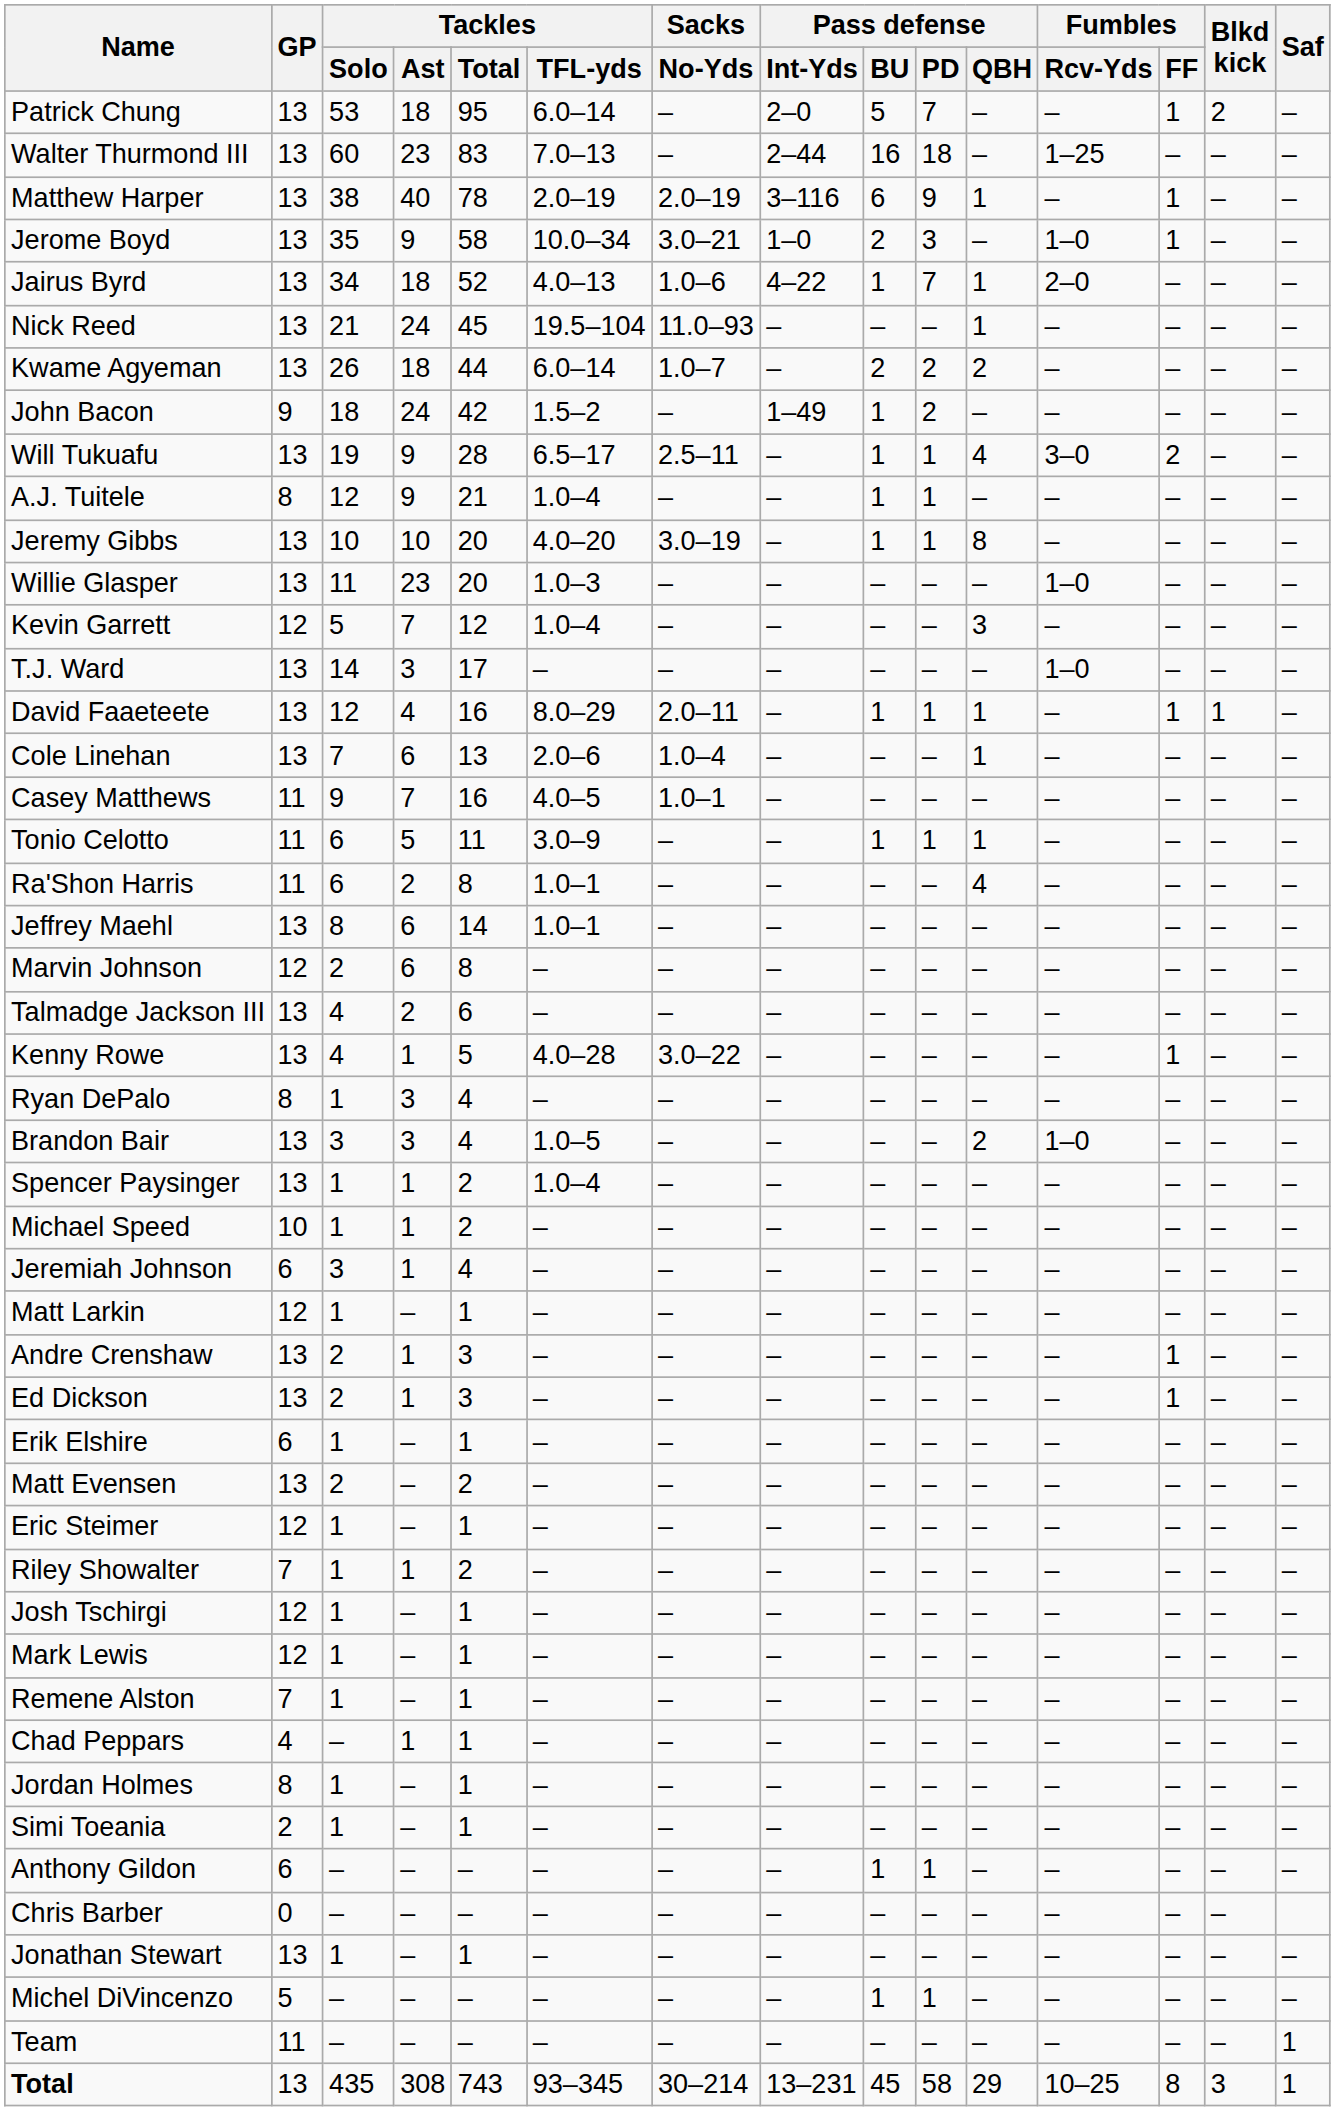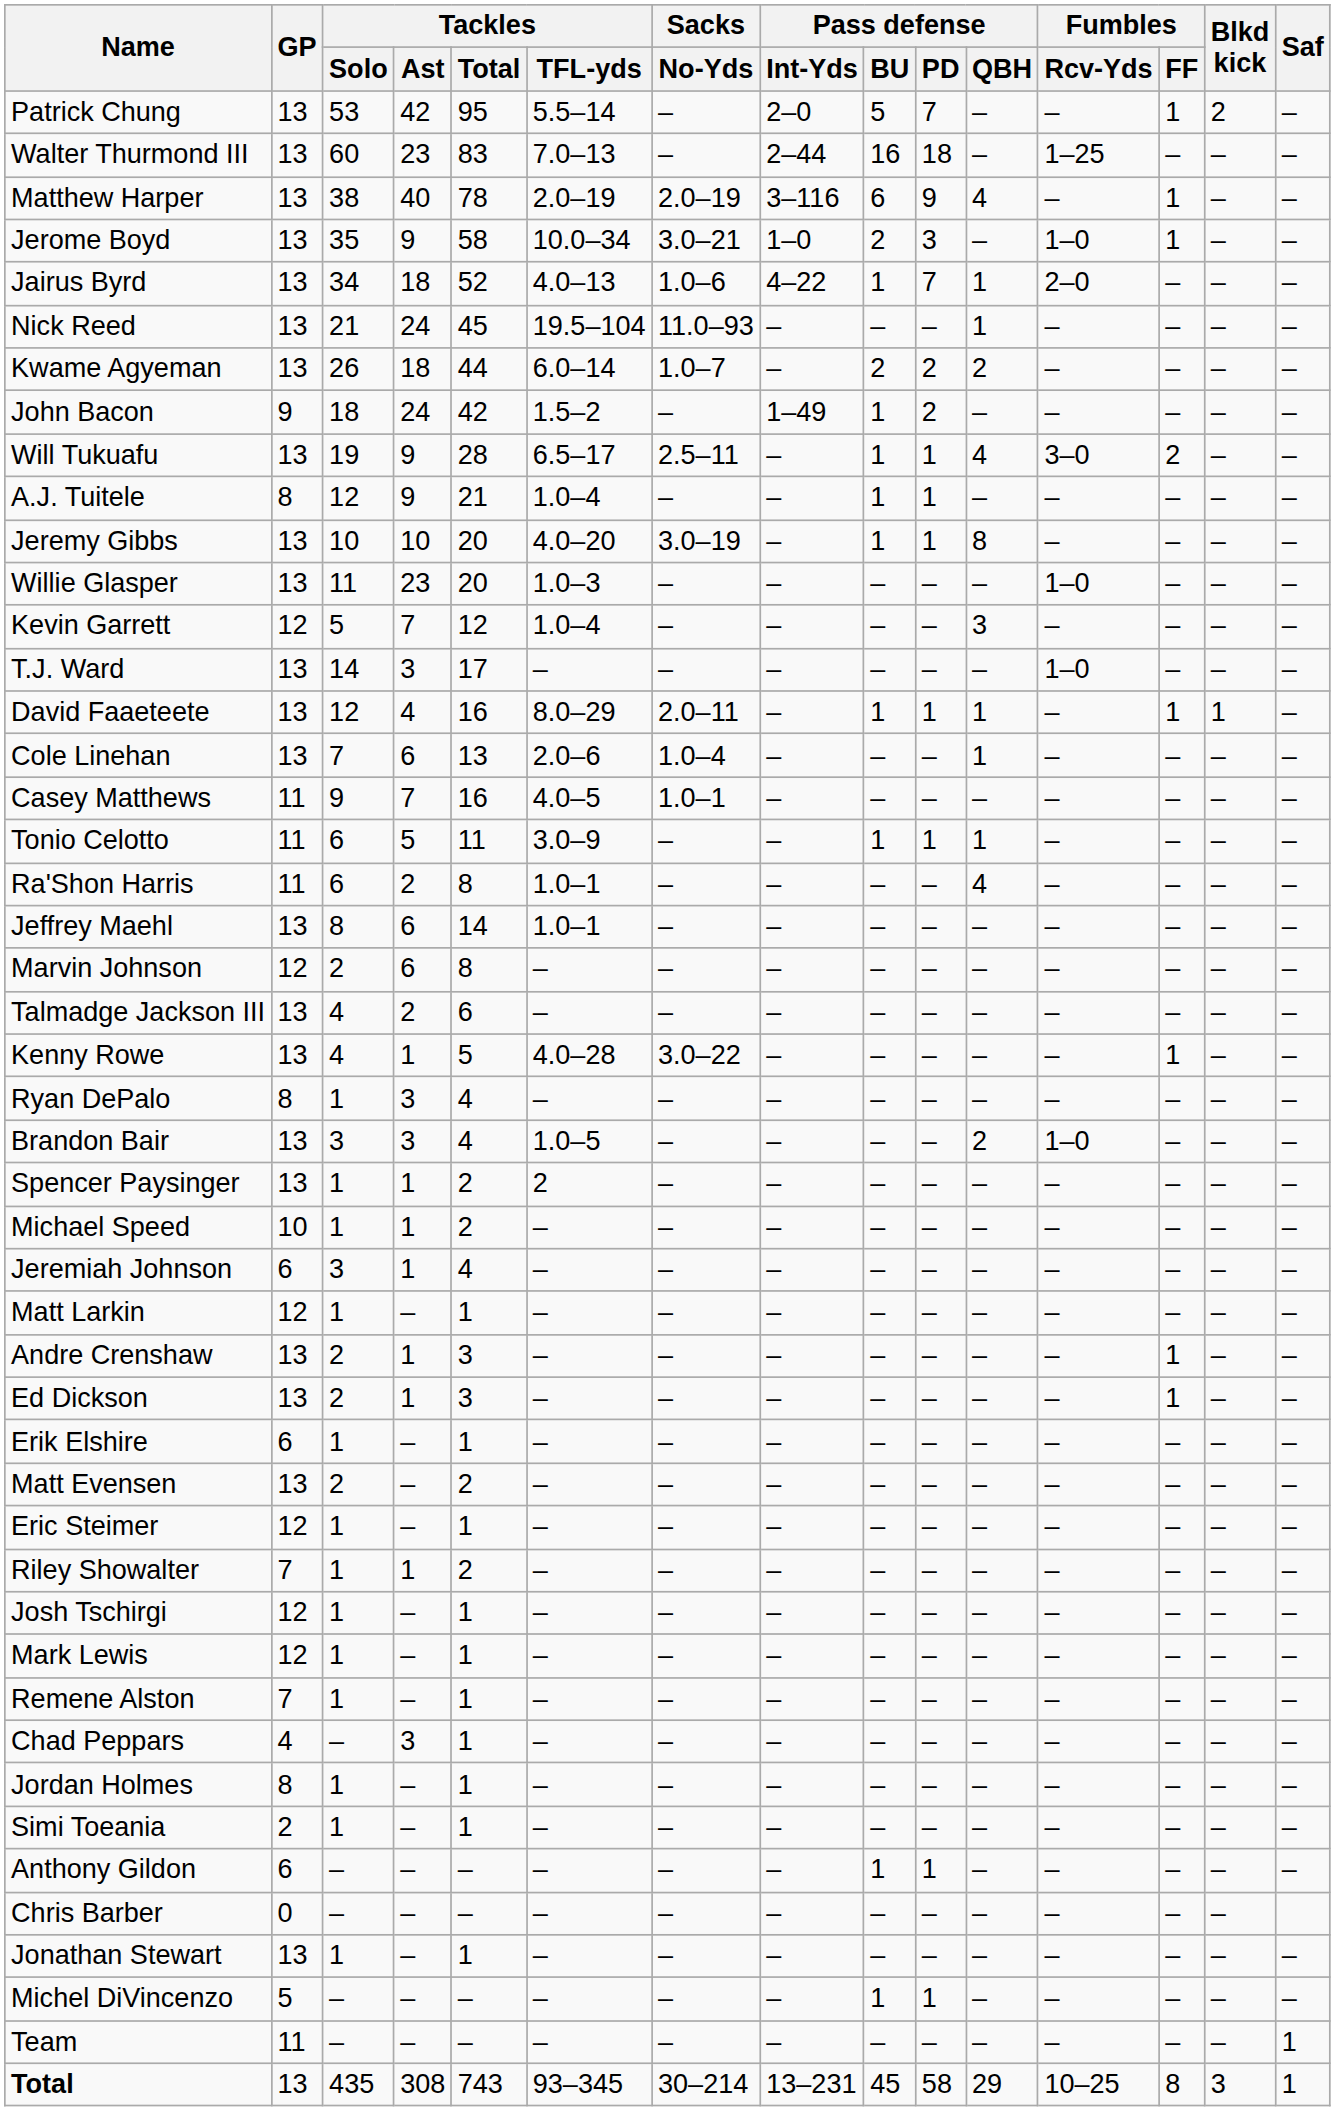(415, 111) 18 -> (415, 111) 42
(574, 111) 6.0–14 -> (574, 111) 5.5–14
(979, 197) 1 -> (979, 197) 4
(567, 1183) 1.0–4 -> (540, 1183) 2
(408, 1741) 1 -> (408, 1741) 3
